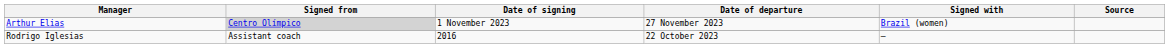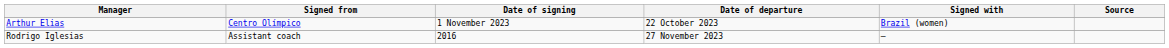(264, 24) lightgrey background -> (264, 24) no background
(684, 24) 27 November 2023 -> (682, 24) 22 October 2023
(682, 37) 22 October 2023 -> (684, 37) 27 November 2023
